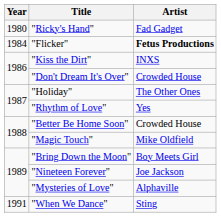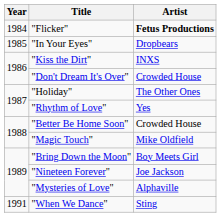- row: (63, 28)
+ row: (62, 44)
